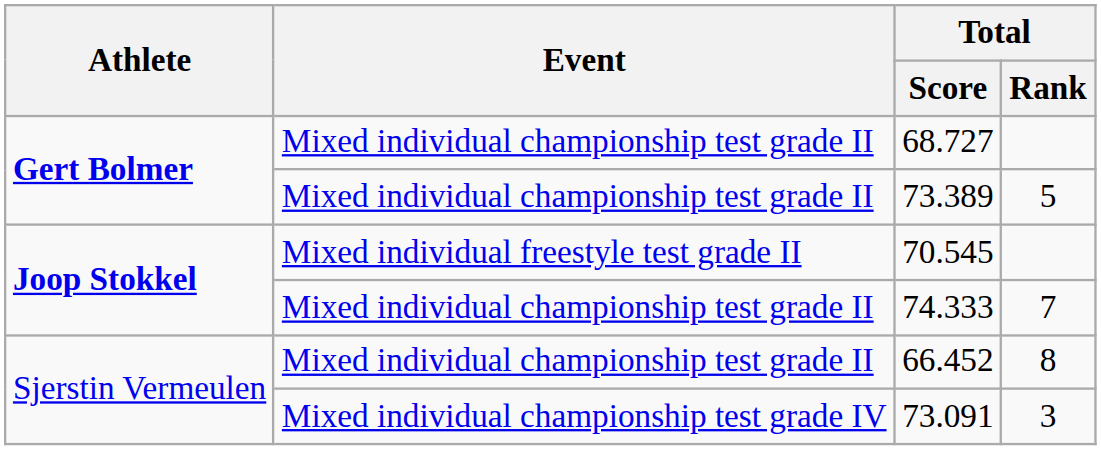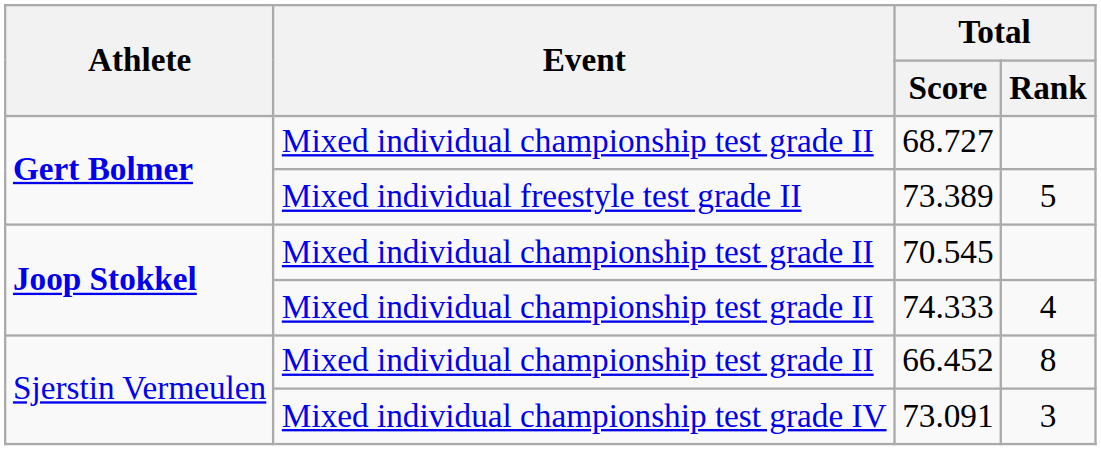(578, 196) Mixed individual championship test grade II -> (542, 196) Mixed individual freestyle test grade II
(542, 251) Mixed individual freestyle test grade II -> (578, 251) Mixed individual championship test grade II
(1048, 306) 7 -> (1048, 306) 4
